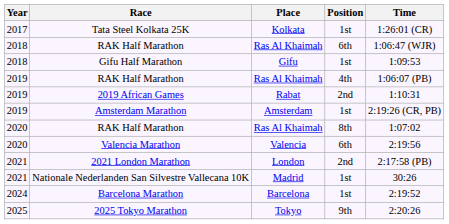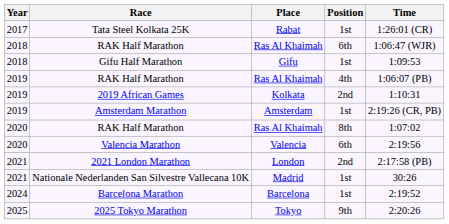(288, 29) Kolkata -> (288, 29) Rabat
(288, 95) Rabat -> (288, 95) Kolkata
